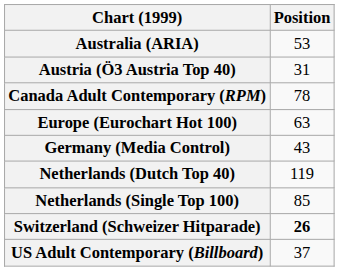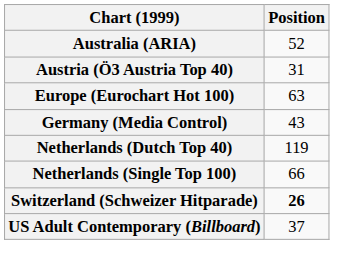(302, 43) 53 -> (297, 43) 52
- row: (137, 95)
(302, 200) 85 -> (297, 174) 66
